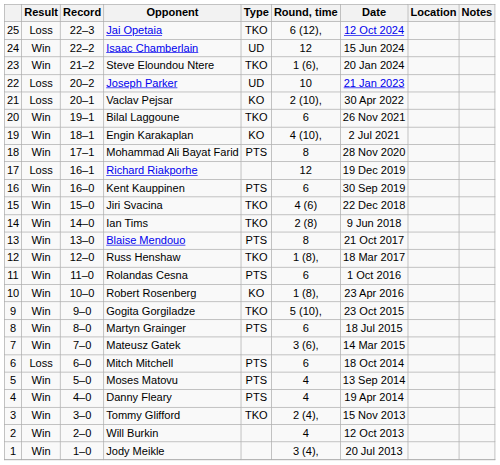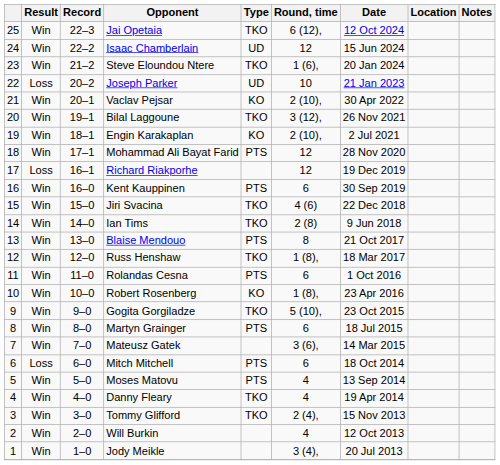(41, 30) Loss -> (41, 30) Win
(41, 100) Loss -> (41, 100) Win
(306, 118) 6 -> (306, 118) 3 (12),
(306, 135) 4 (10), -> (306, 135) 2 (10),
(306, 153) 8 -> (306, 153) 12
(256, 398) PTS -> (256, 398) TKO
